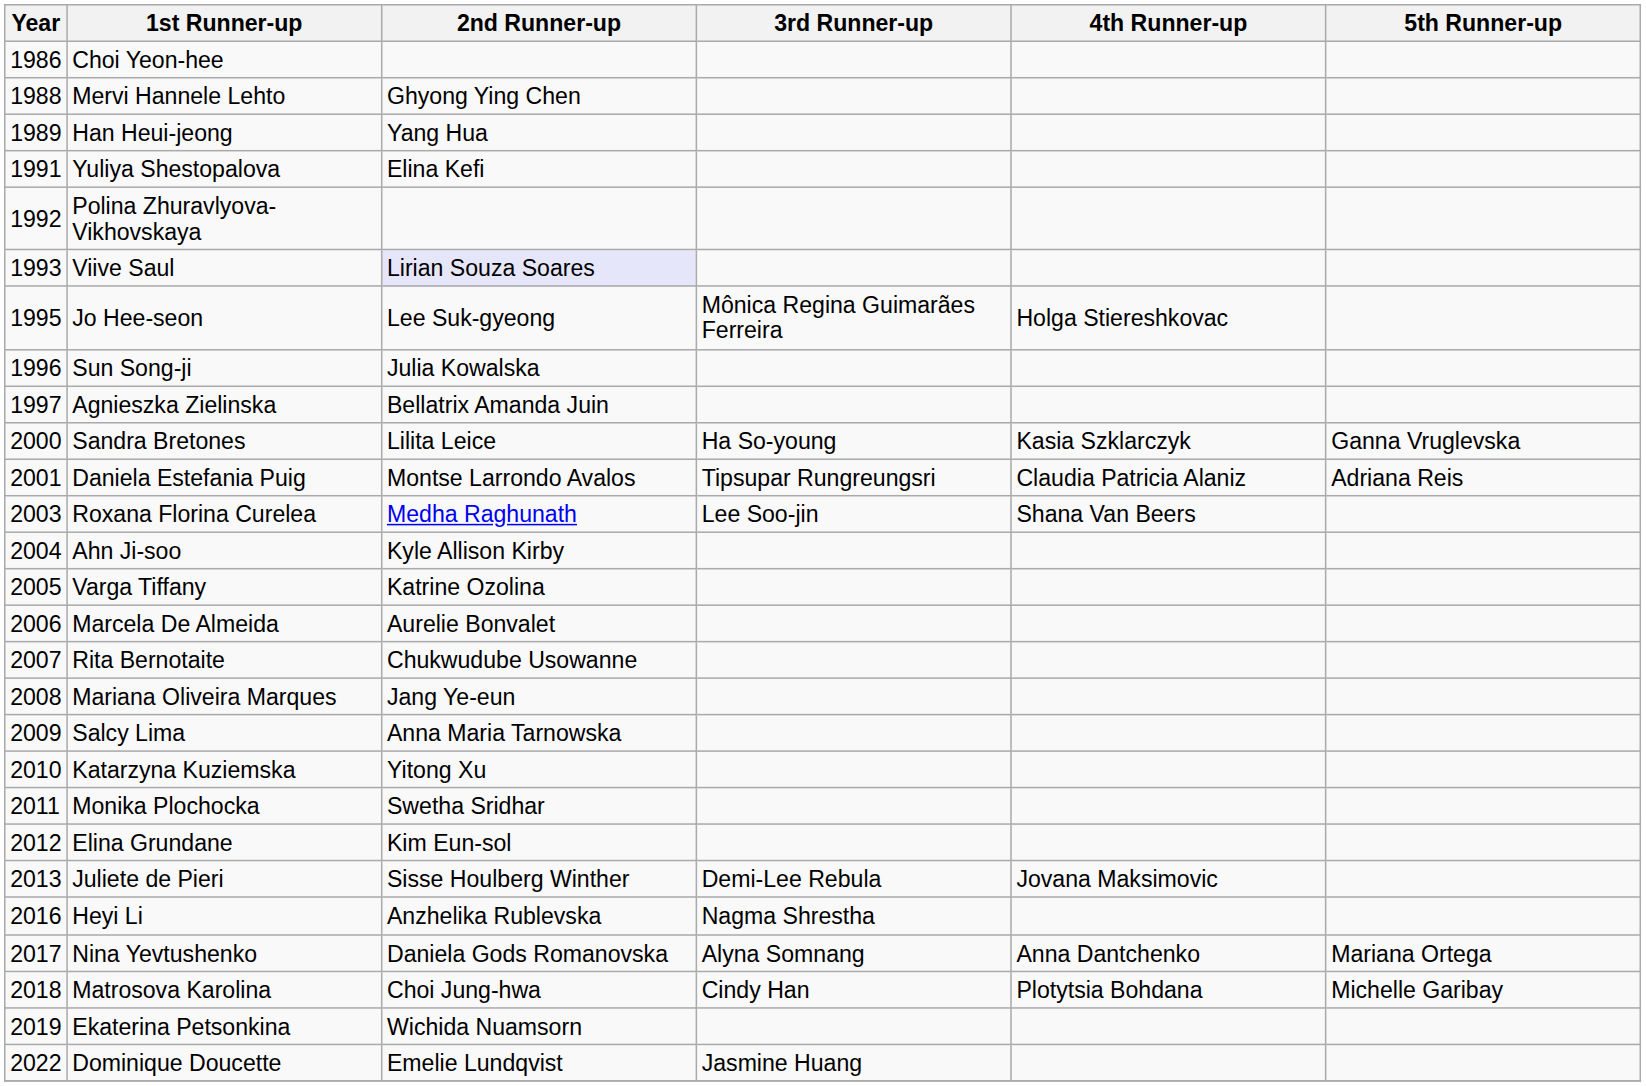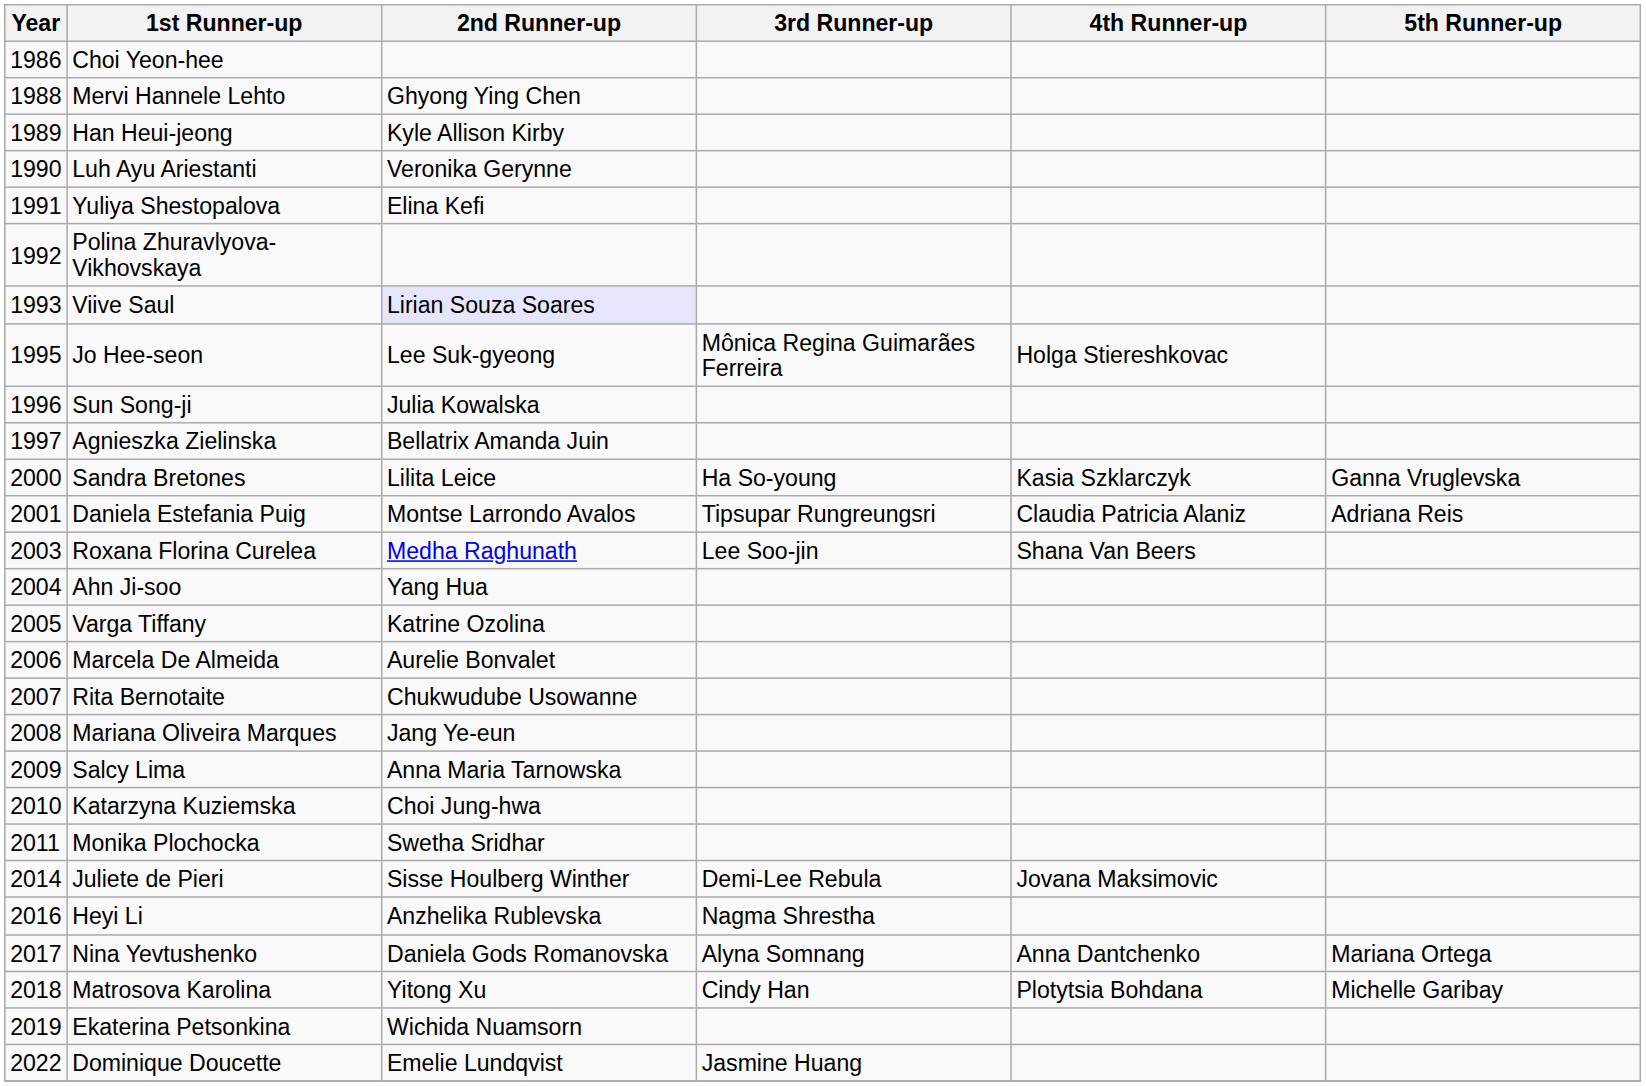(437, 133) Yang Hua -> (476, 133) Kyle Allison Kirby
+ row: (164, 170)
(476, 550) Kyle Allison Kirby -> (437, 587) Yang Hua
(437, 770) Yitong Xu -> (464, 806) Choi Jung-hwa
- row: (152, 843)
(36, 880) 2013 -> (36, 880) 2014
(464, 989) Choi Jung-hwa -> (437, 989) Yitong Xu
